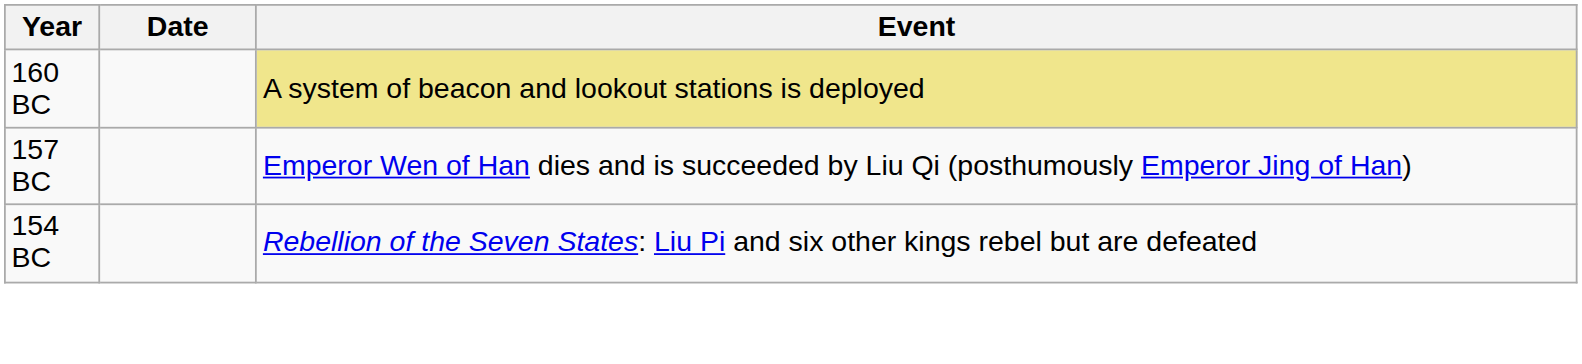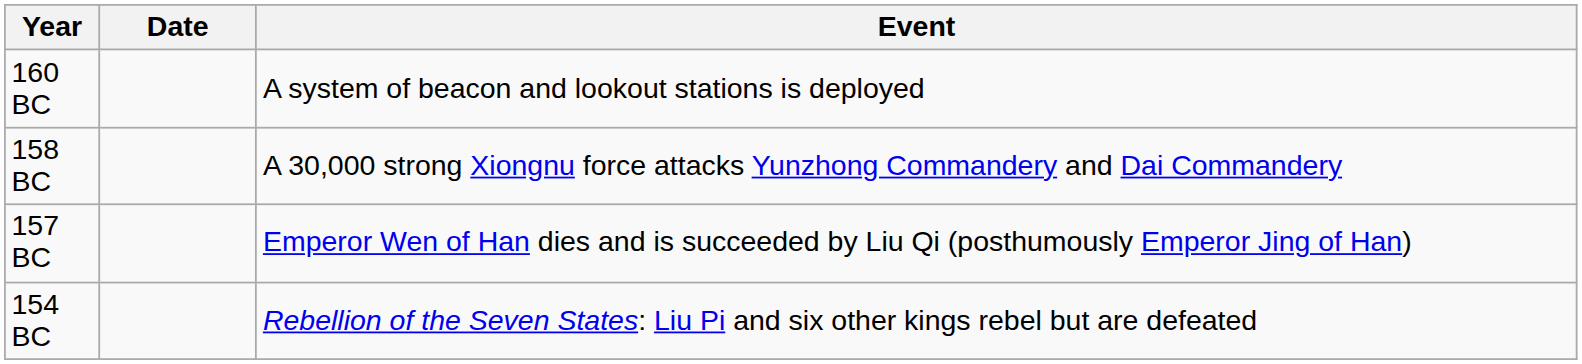(594, 88) khaki background -> (594, 88) no background
+ row: (35, 165)
